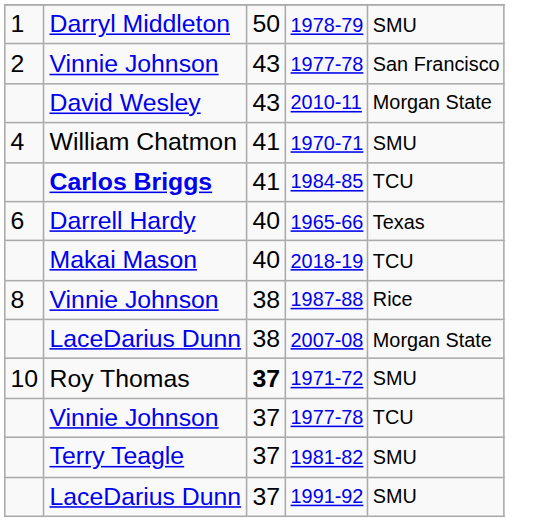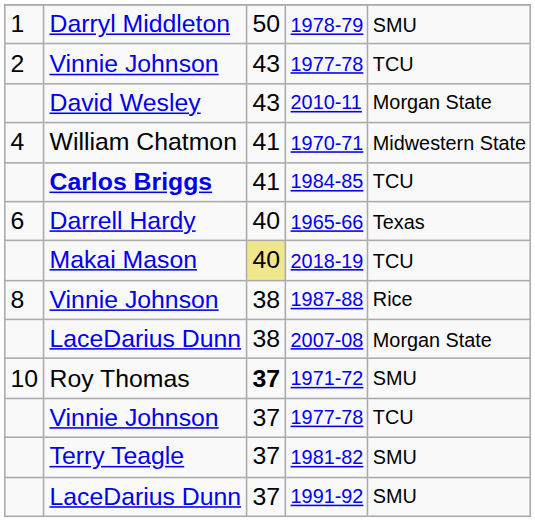(436, 64) San Francisco -> (393, 64) TCU
(395, 142) SMU -> (449, 142) Midwestern State
(266, 260) no background -> (266, 260) khaki background
